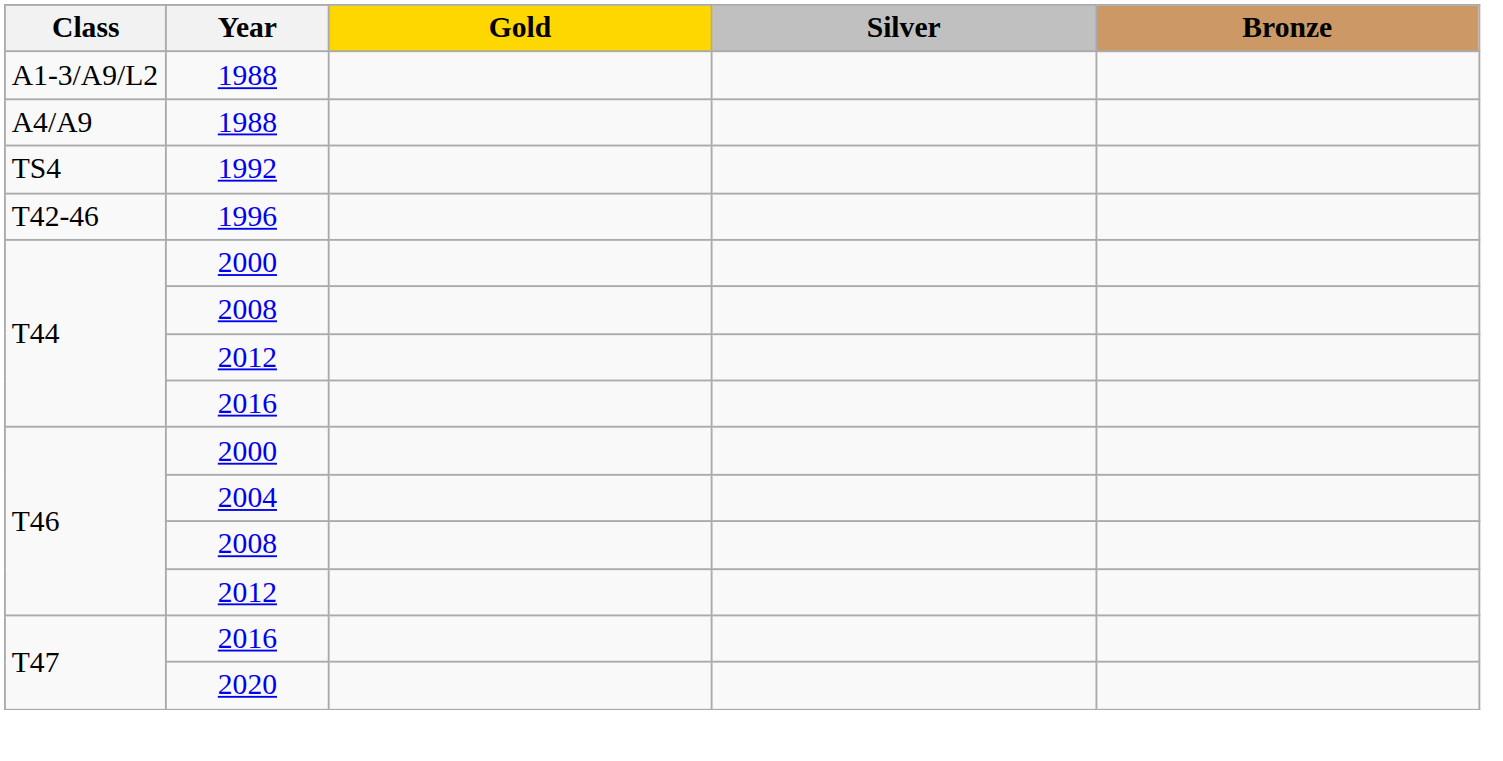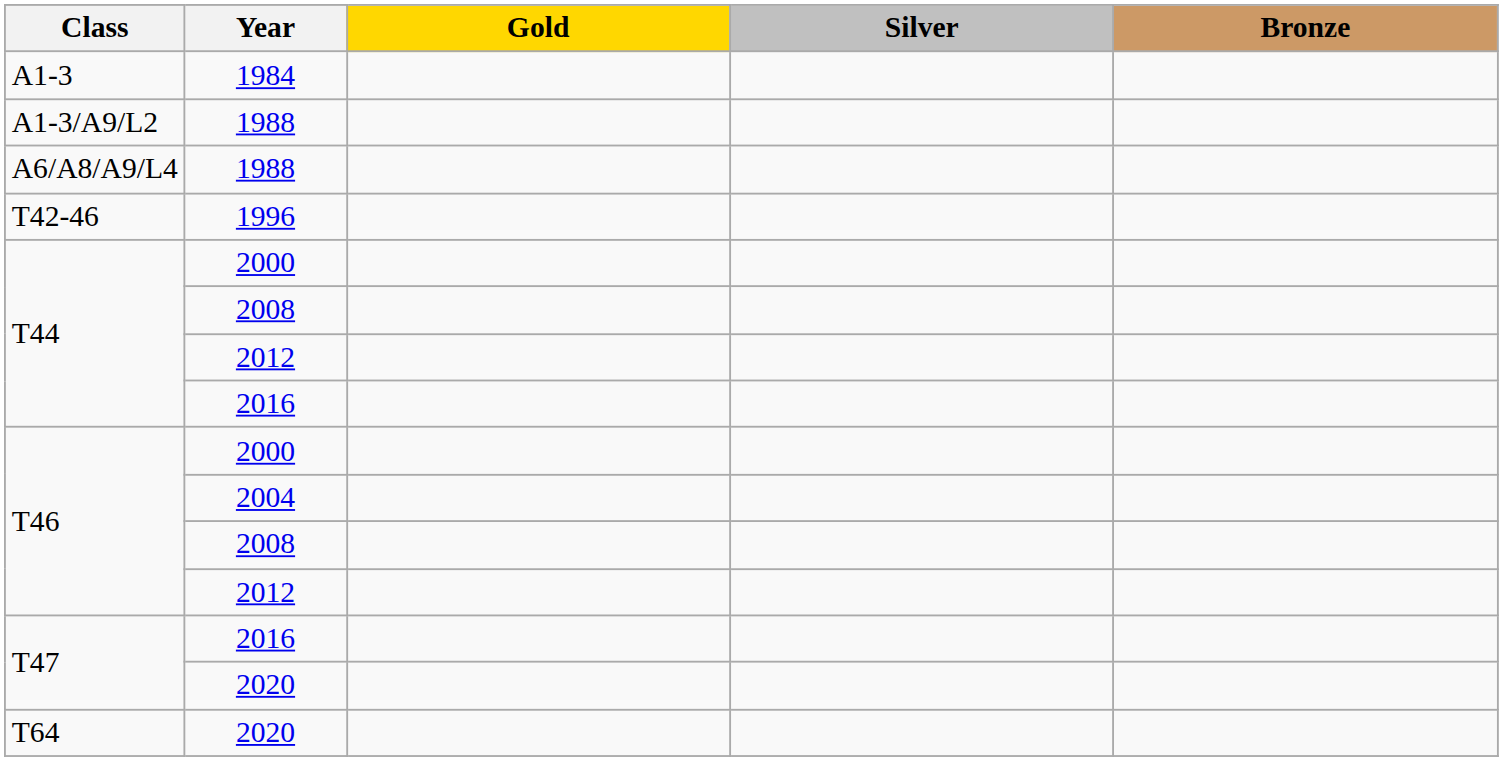+ row: (42, 74)
- row: (52, 121)
+ row: (95, 168)
- row: (36, 168)
+ row: (36, 732)
